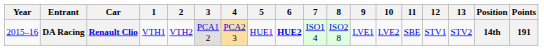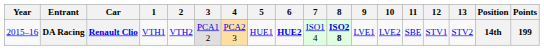(339, 32) normal -> (339, 32) bold
(524, 32) 191 -> (525, 32) 199
